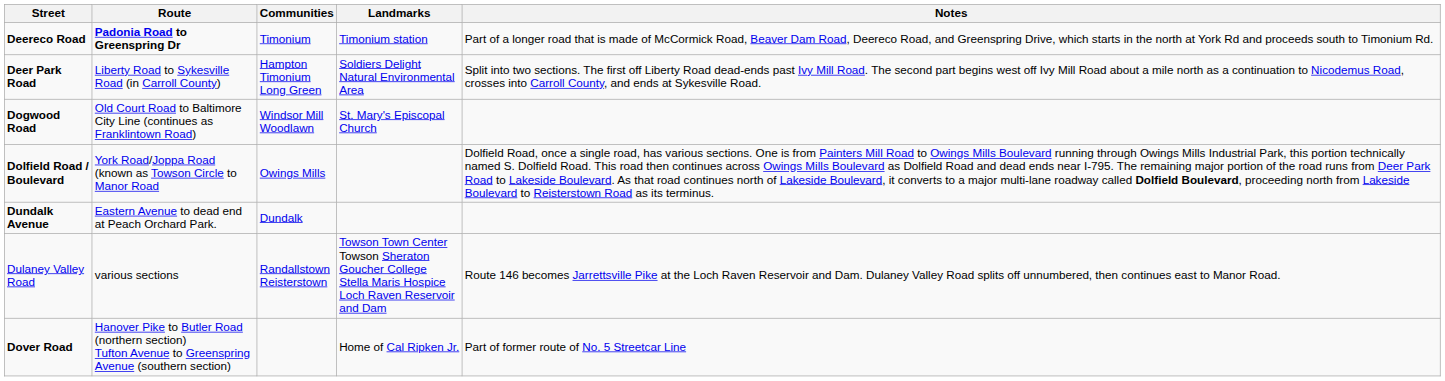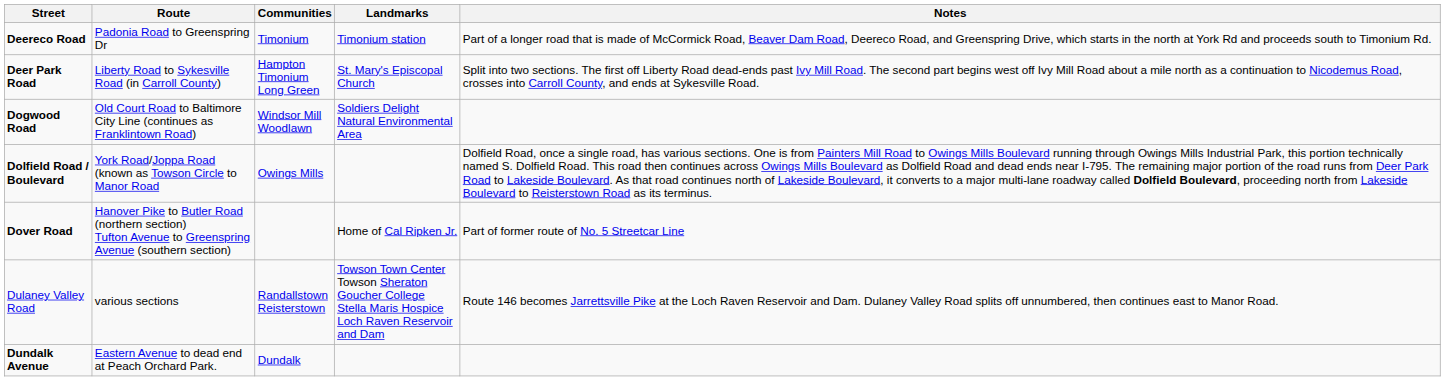(141, 38) bold -> (172, 38) normal
(397, 77) Soldiers Delight Natural Environmental Area -> (390, 77) St. Mary's Episcopal Church
(392, 121) St. Mary's Episcopal Church -> (395, 121) Soldiers Delight Natural Environmental Area
rows swapped: (40, 347) <-> (30, 218)
